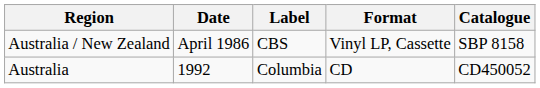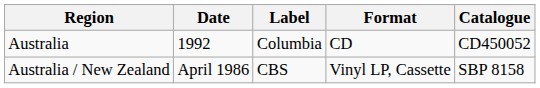rows swapped: (89, 43) <-> (39, 69)
